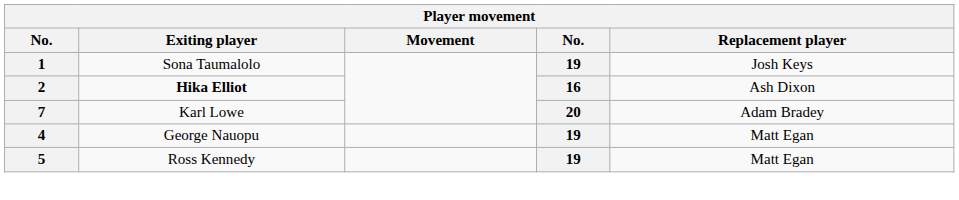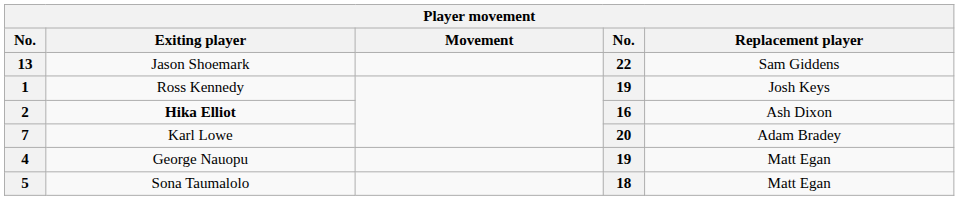+ row: (25, 64)
(211, 64) Sona Taumalolo -> (200, 88) Ross Kennedy
(211, 159) Ross Kennedy -> (200, 183) Sona Taumalolo
(573, 159) 19 -> (624, 183) 18
